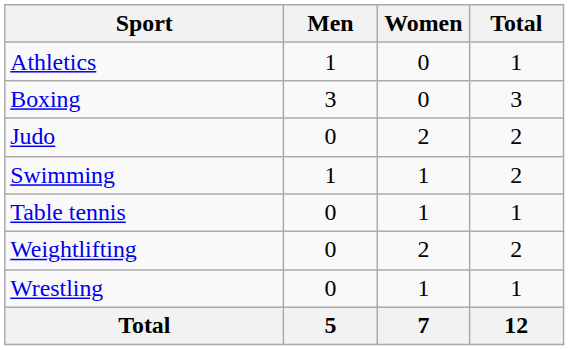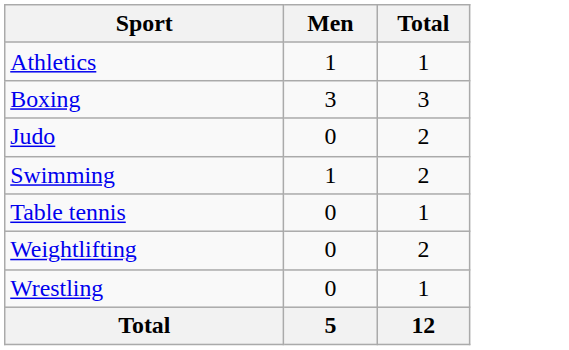- column: (423, 23)
